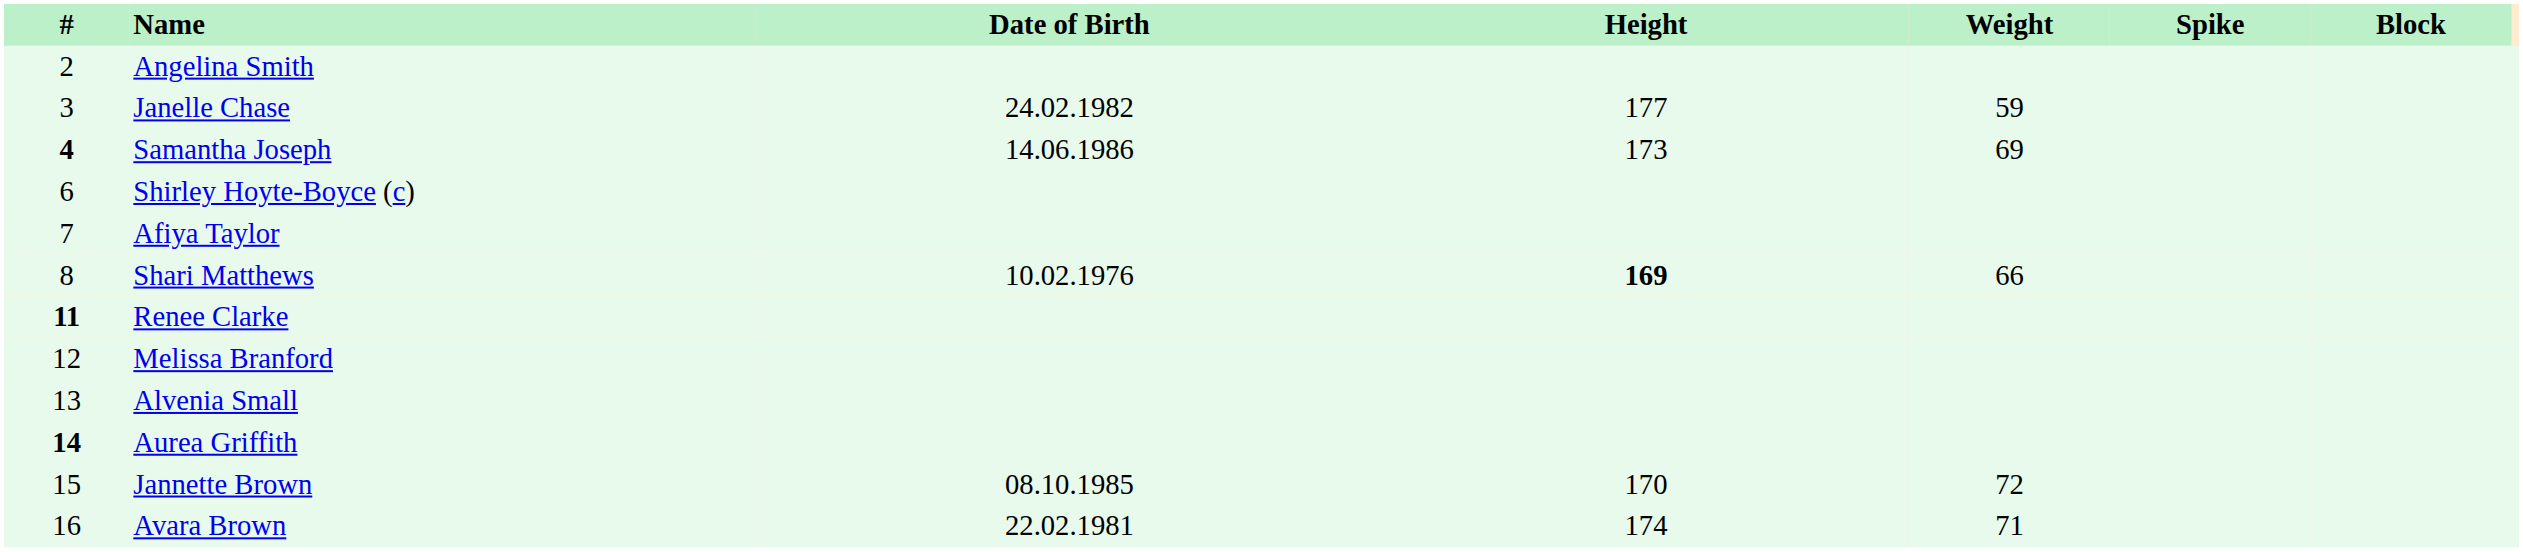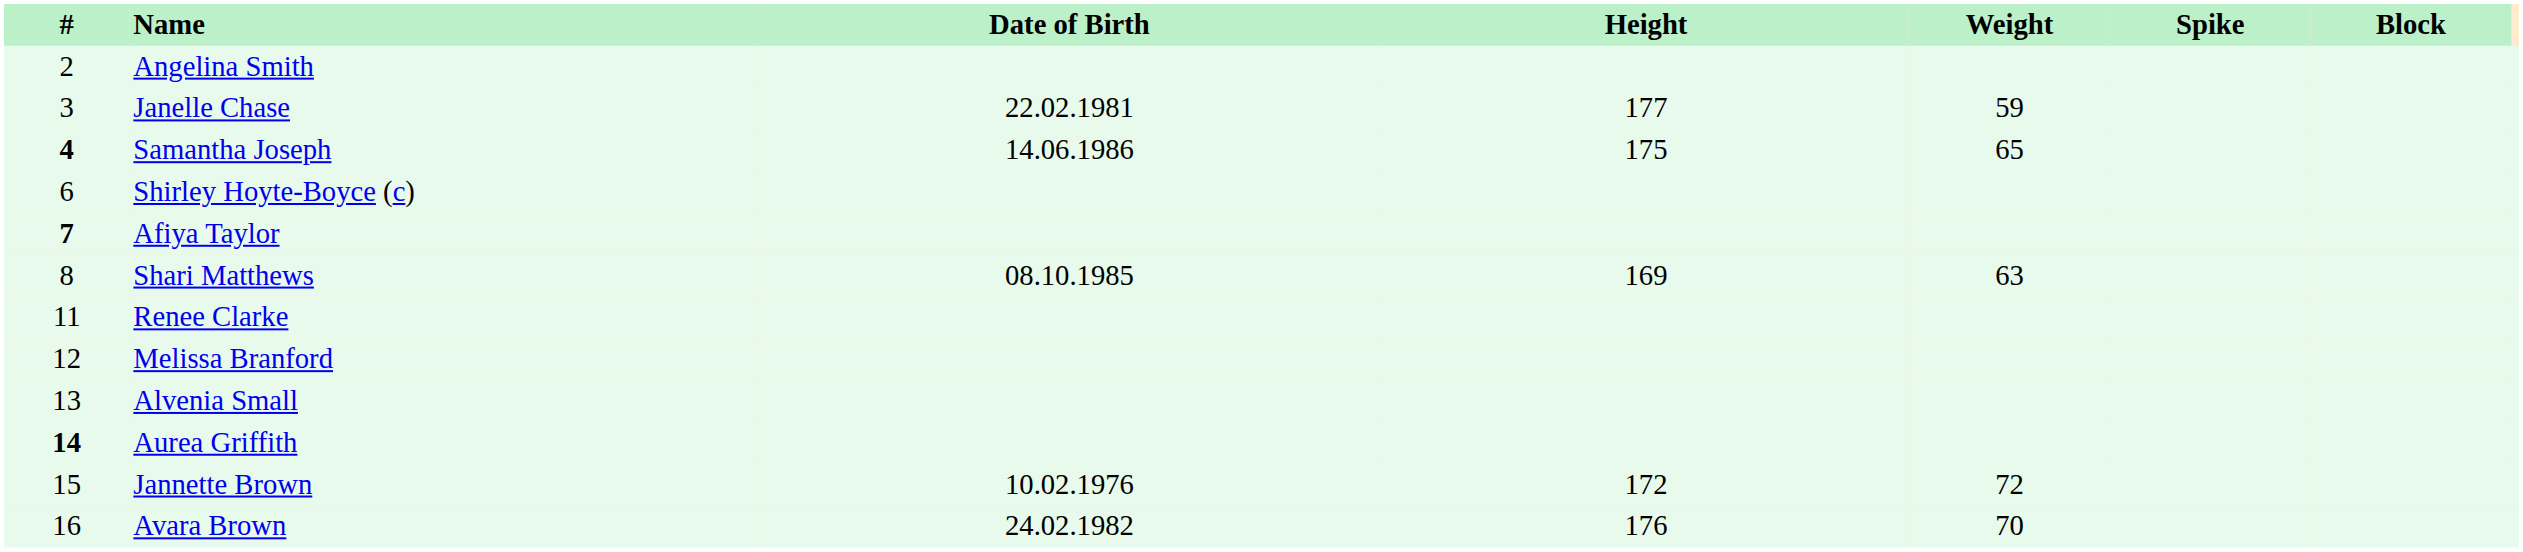(1069, 107) 24.02.1982 -> (1069, 107) 22.02.1981
(1646, 149) 173 -> (1646, 149) 175
(2010, 149) 69 -> (2010, 149) 65
(67, 233) normal -> (67, 233) bold
(1069, 275) 10.02.1976 -> (1069, 275) 08.10.1985
(1646, 275) bold -> (1646, 275) normal
(2010, 275) 66 -> (2010, 275) 63
(67, 316) bold -> (67, 316) normal
(1069, 484) 08.10.1985 -> (1069, 484) 10.02.1976
(1646, 484) 170 -> (1646, 484) 172
(1069, 525) 22.02.1981 -> (1069, 525) 24.02.1982
(1646, 525) 174 -> (1646, 525) 176
(2010, 525) 71 -> (2010, 525) 70
